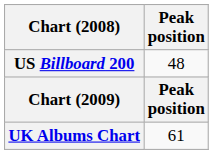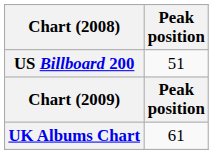(176, 63) 48 -> (176, 63) 51
